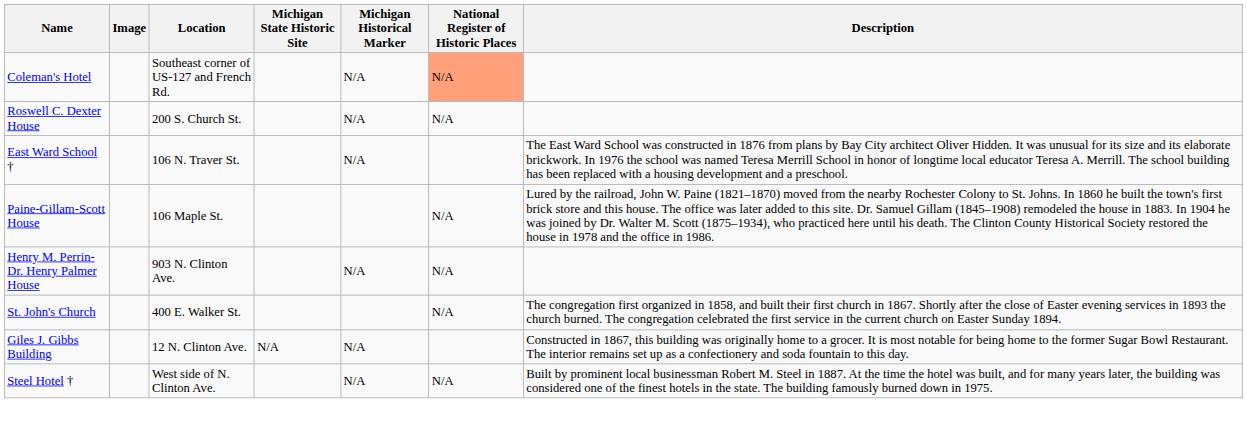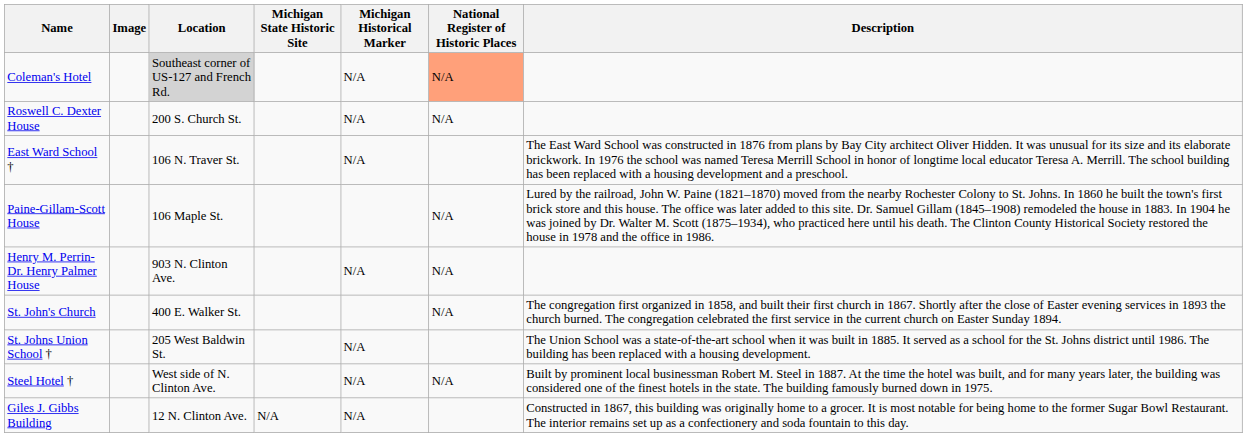(201, 77) no background -> (201, 77) lightgrey background
+ row: (48, 346)
rows swapped: (40, 381) <-> (43, 346)
